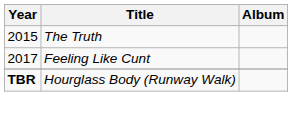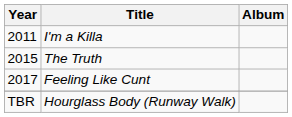+ row: (73, 36)
(22, 79) bold -> (21, 101) normal
